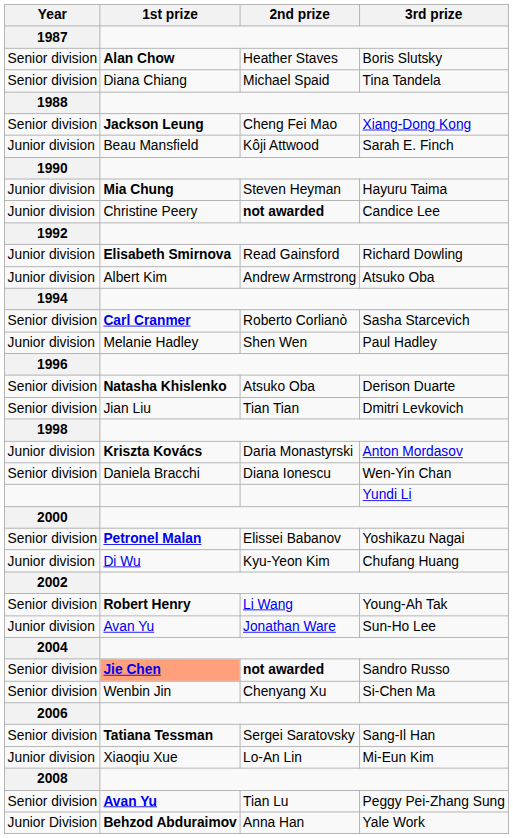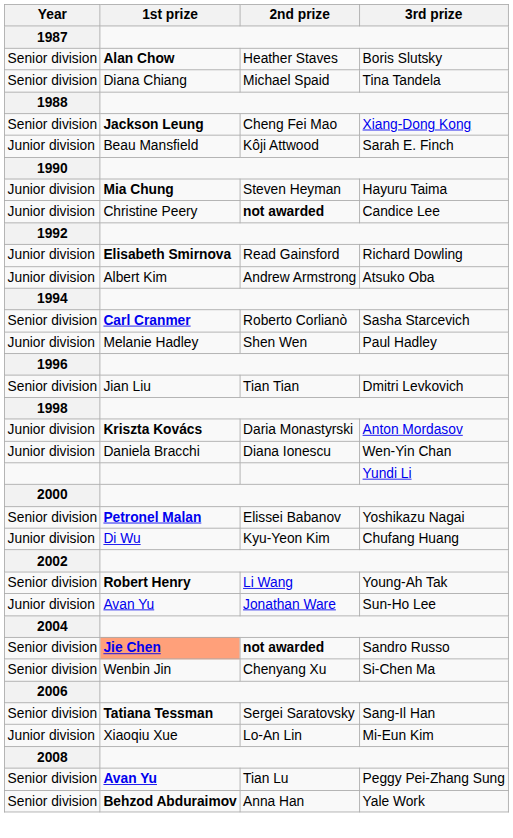- row: (409, 386)
(52, 473) Senior division -> (51, 451) Junior division
(52, 822) Junior Division -> (52, 801) Senior division
